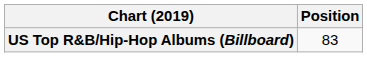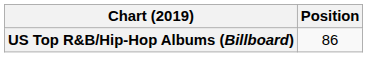(330, 39) 83 -> (330, 39) 86
